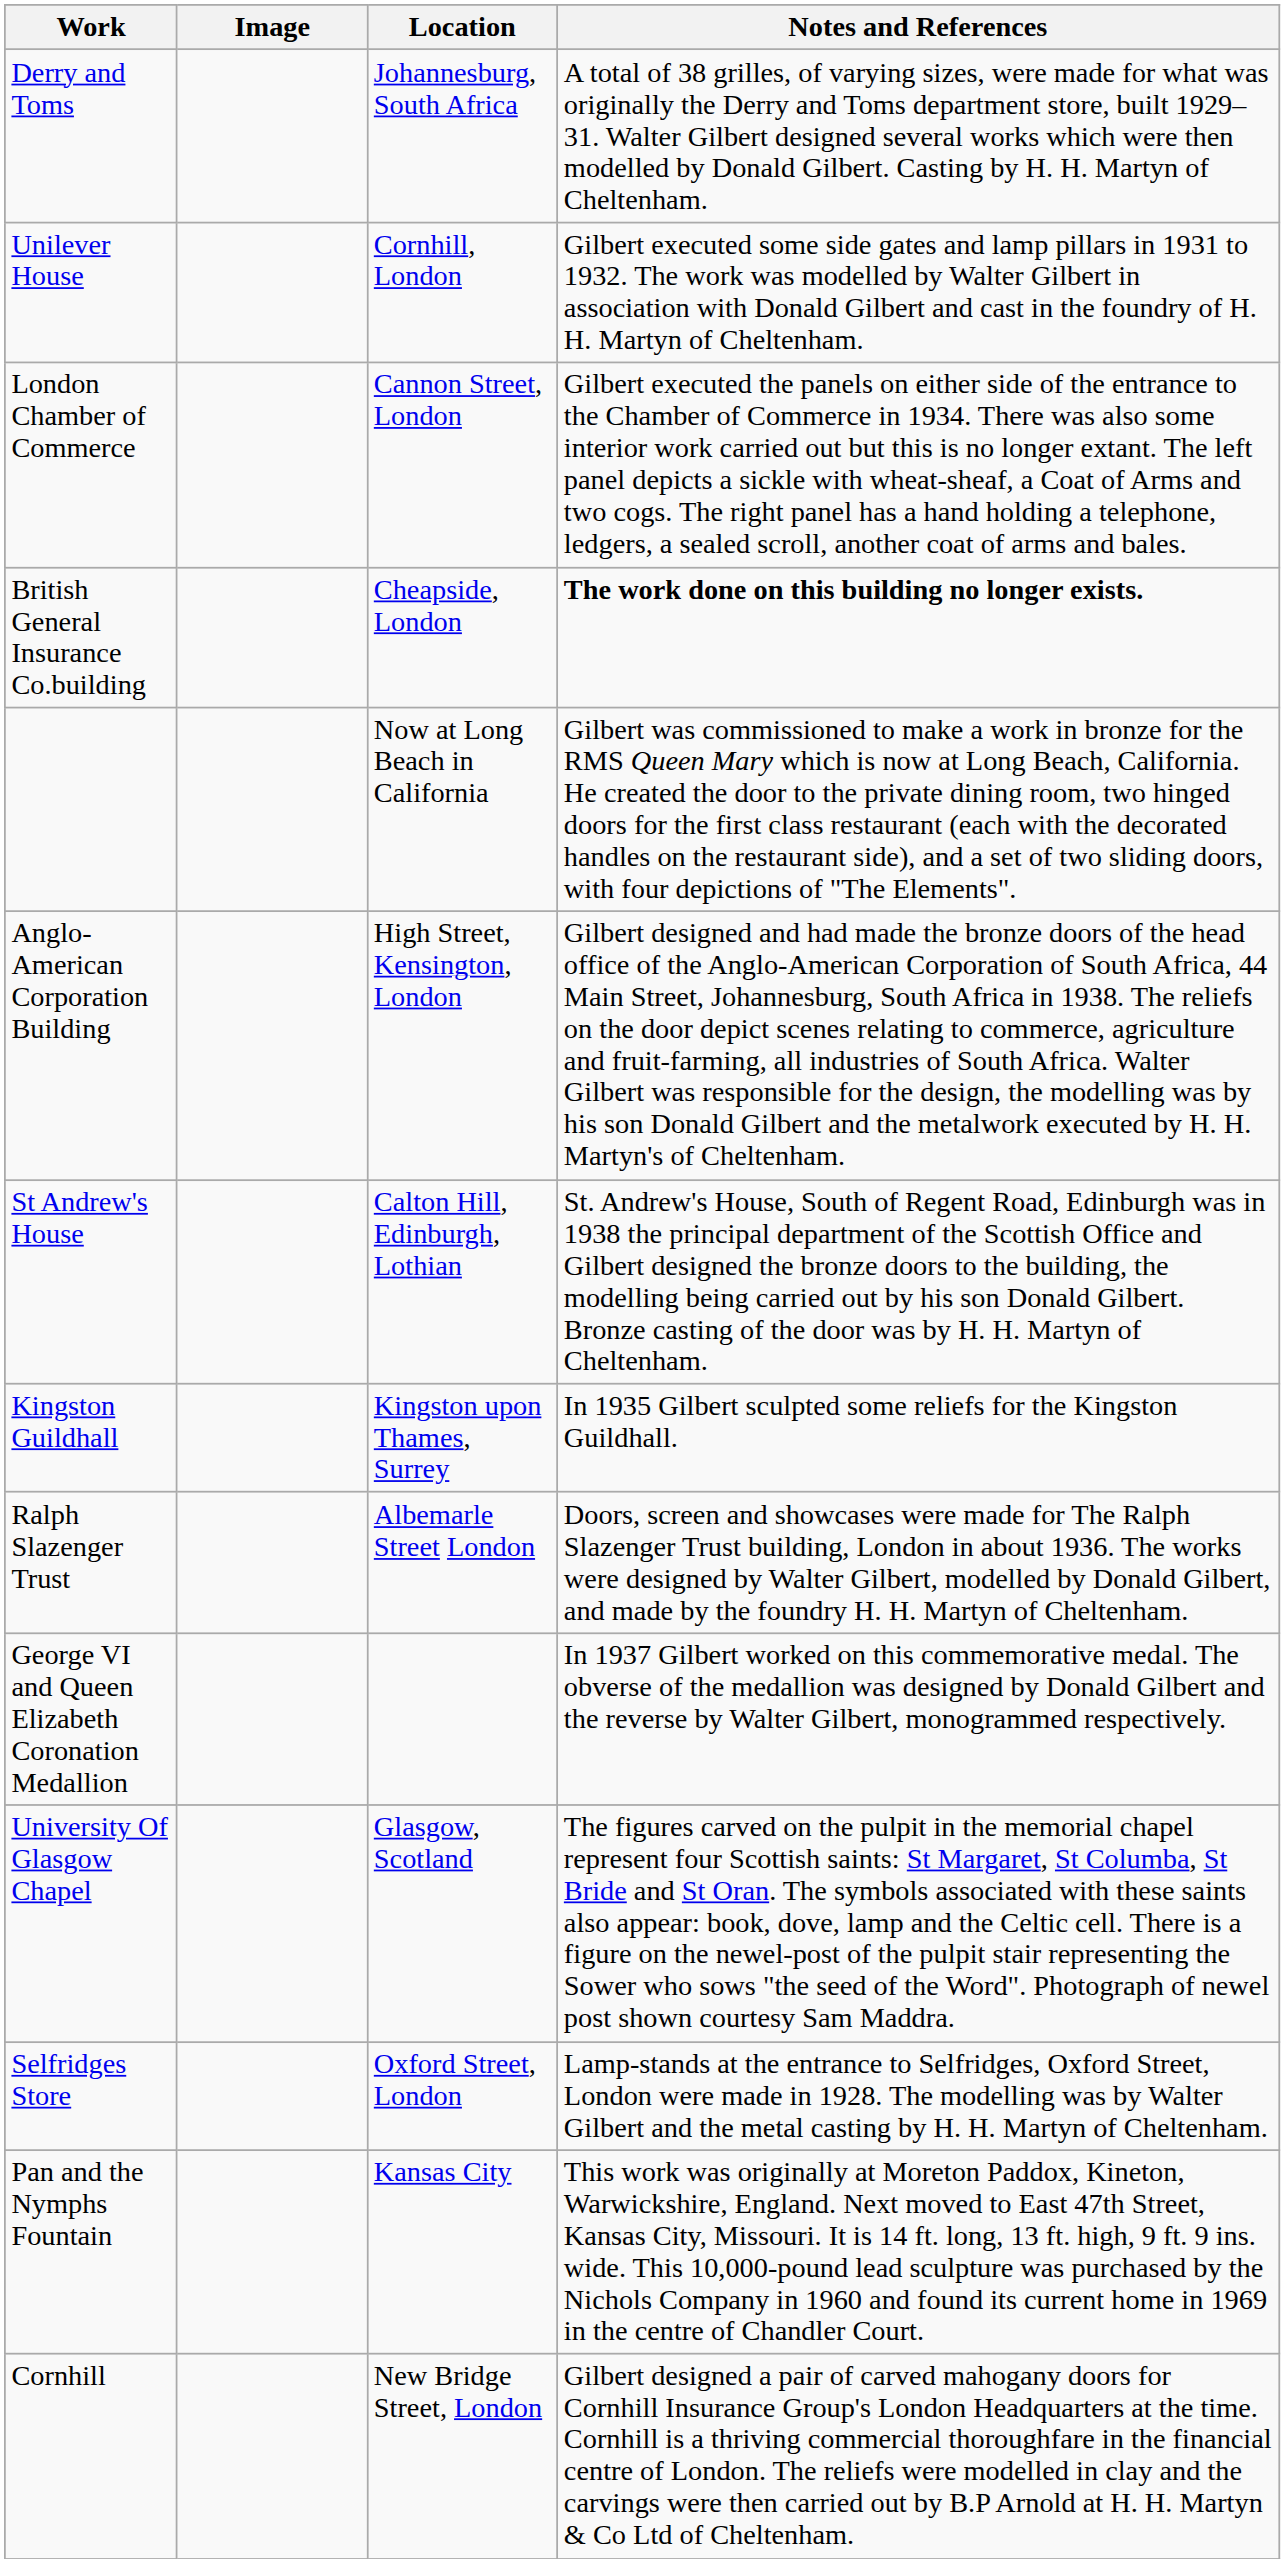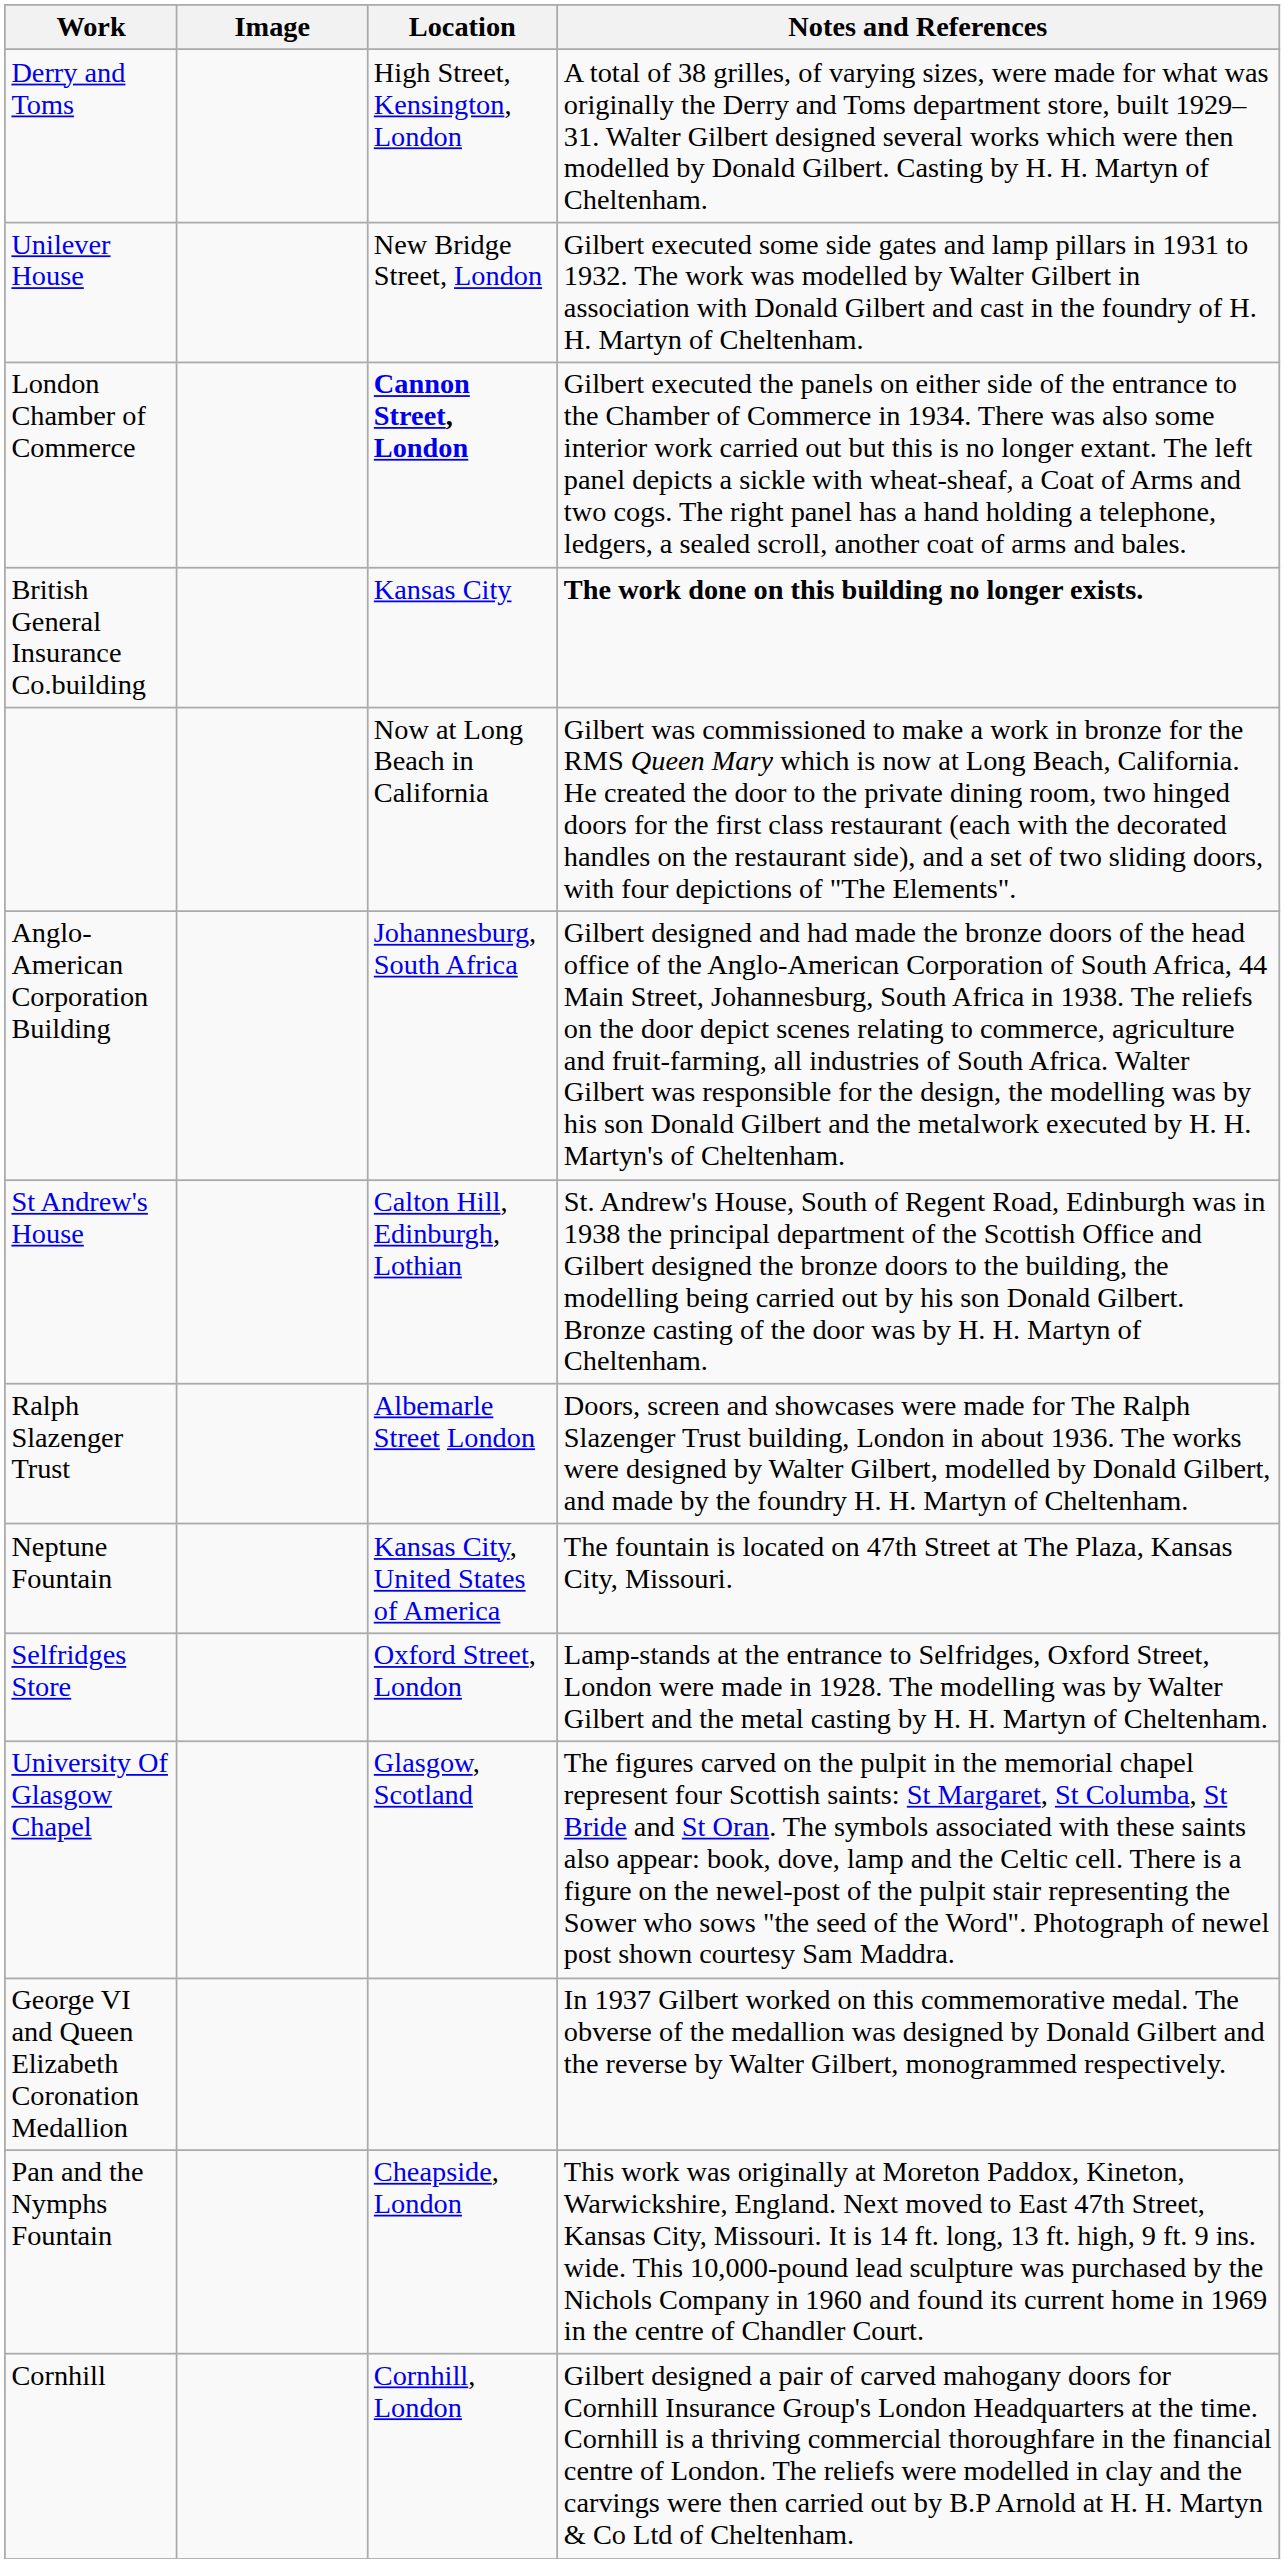(455, 87) Johannesburg, South Africa -> (443, 103) High Street, Kensington, London
(425, 260) Cornhill, London -> (458, 260) New Bridge Street, London
(458, 400) normal -> (422, 416) bold
(436, 604) Cheapside, London -> (443, 588) Kansas City
(443, 965) High Street, Kensington, London -> (455, 949) Johannesburg, South Africa
- row: (65, 1421)
+ row: (62, 1562)
rows swapped: (69, 2079) <-> (75, 1718)
(443, 2171) Kansas City -> (436, 2187) Cheapside, London
(458, 2392) New Bridge Street, London -> (425, 2392) Cornhill, London
